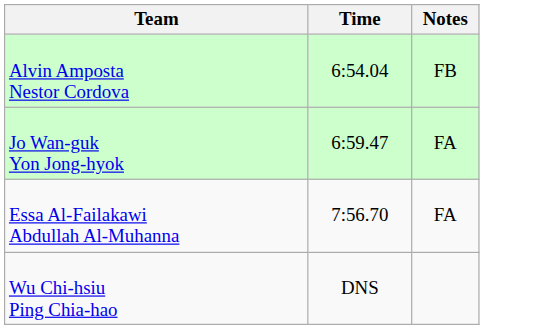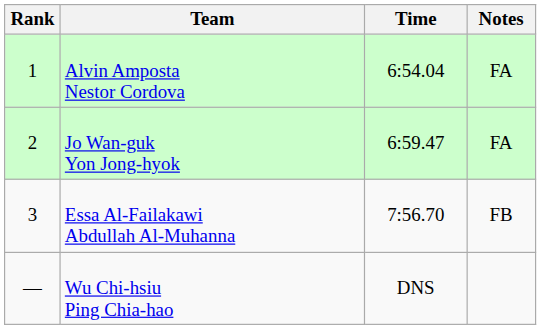+ column: (33, 19)
(445, 70) FB -> (501, 70) FA
(445, 215) FA -> (501, 215) FB
